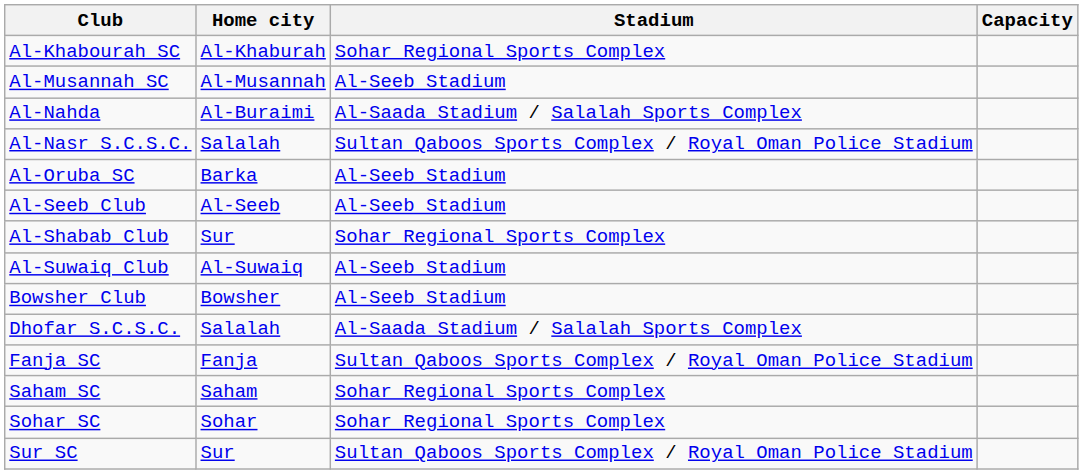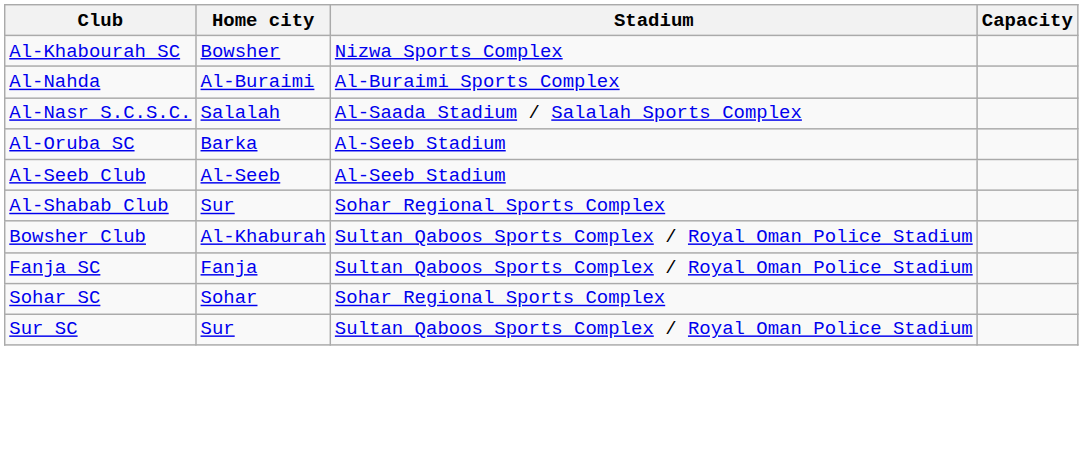(263, 51) Al-Khaburah -> (240, 51) Bowsher
(500, 51) Sohar Regional Sports Complex -> (449, 51) Nizwa Sports Complex
- row: (89, 82)
(568, 113) Al-Saada Stadium / Salalah Sports Complex -> (477, 82) Al-Buraimi Sports Complex
(654, 144) Sultan Qaboos Sports Complex / Royal Oman Police Stadium -> (568, 113) Al-Saada Stadium / Salalah Sports Complex
- row: (89, 268)
(240, 299) Bowsher -> (263, 237) Al-Khaburah
(420, 299) Al-Seeb Stadium -> (654, 237) Sultan Qaboos Sports Complex / Royal Oman Police Stadium
- row: (95, 330)
- row: (55, 391)
